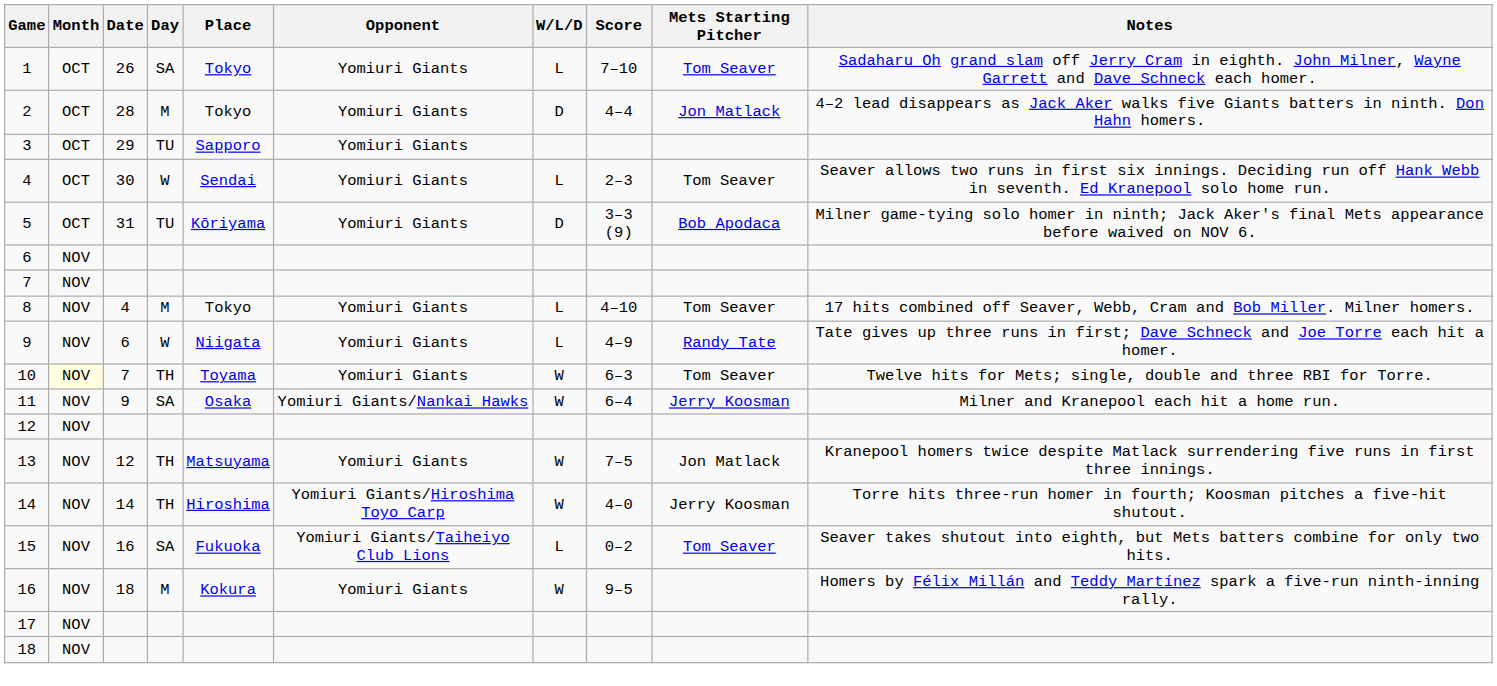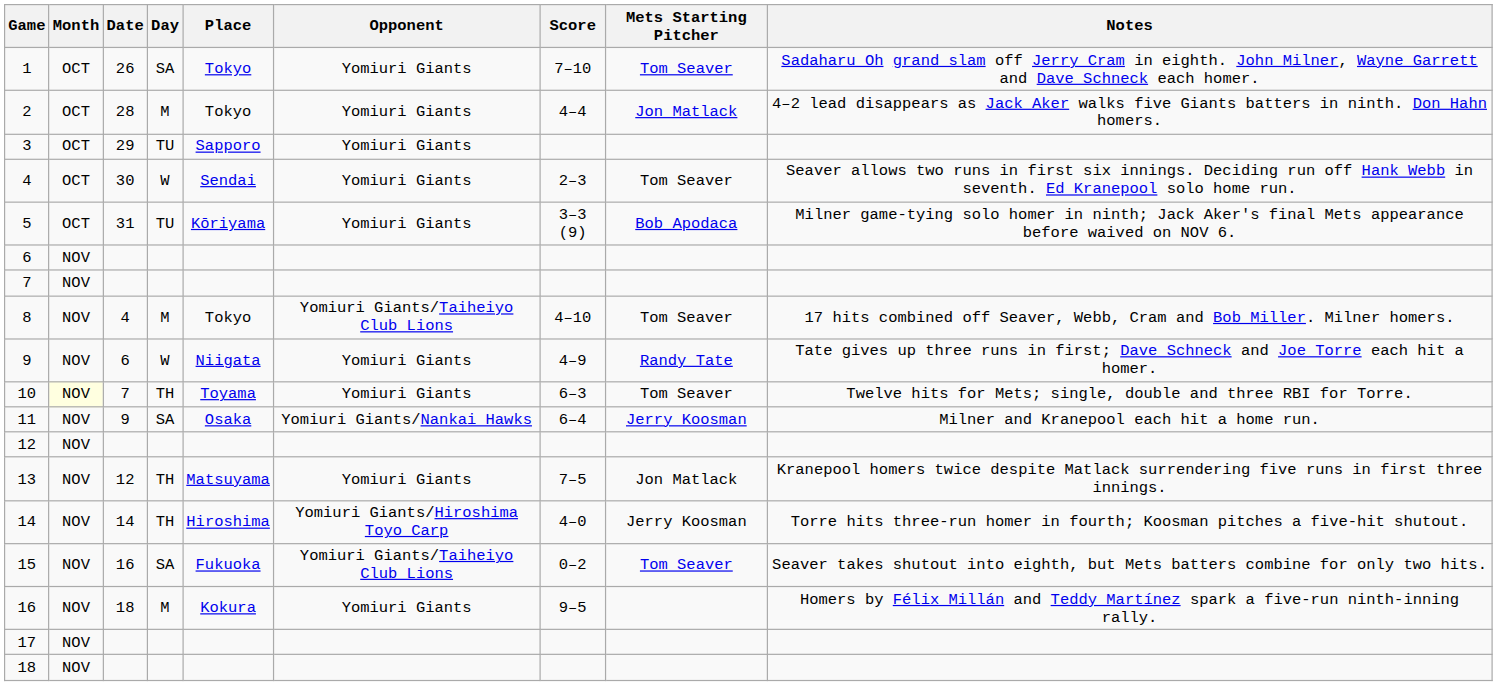- column: (559, 26)
(403, 308) Yomiuri Giants -> (407, 317) Yomiuri Giants/Taiheiyo Club Lions
